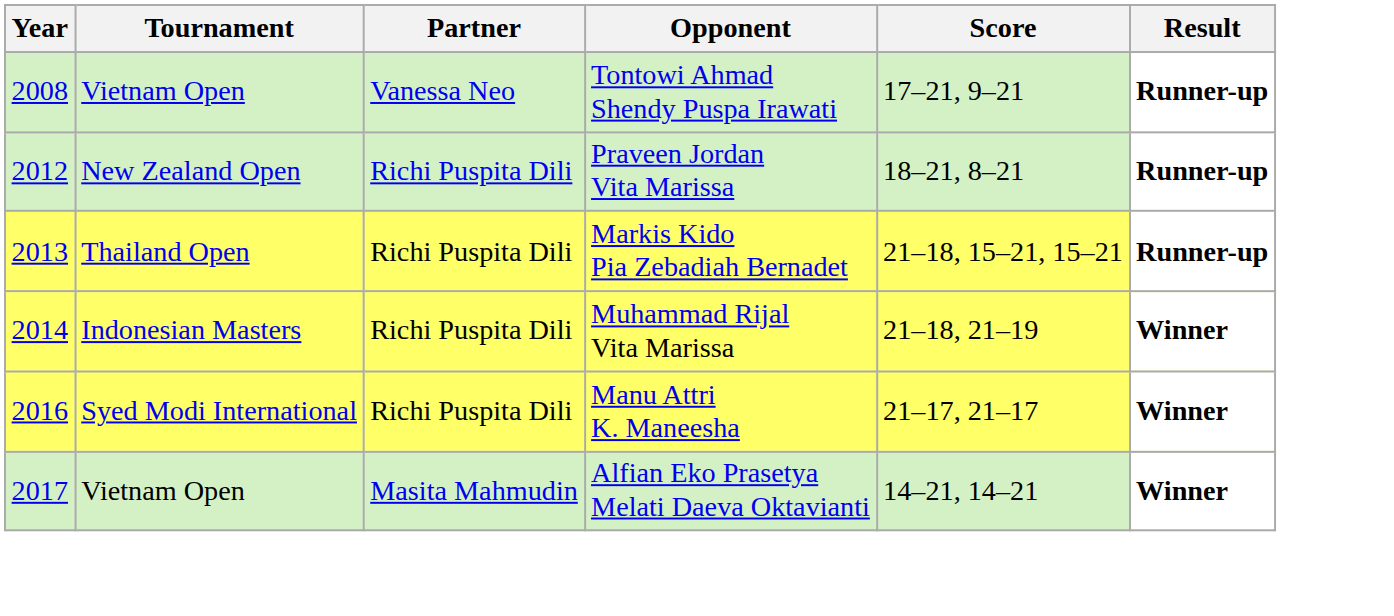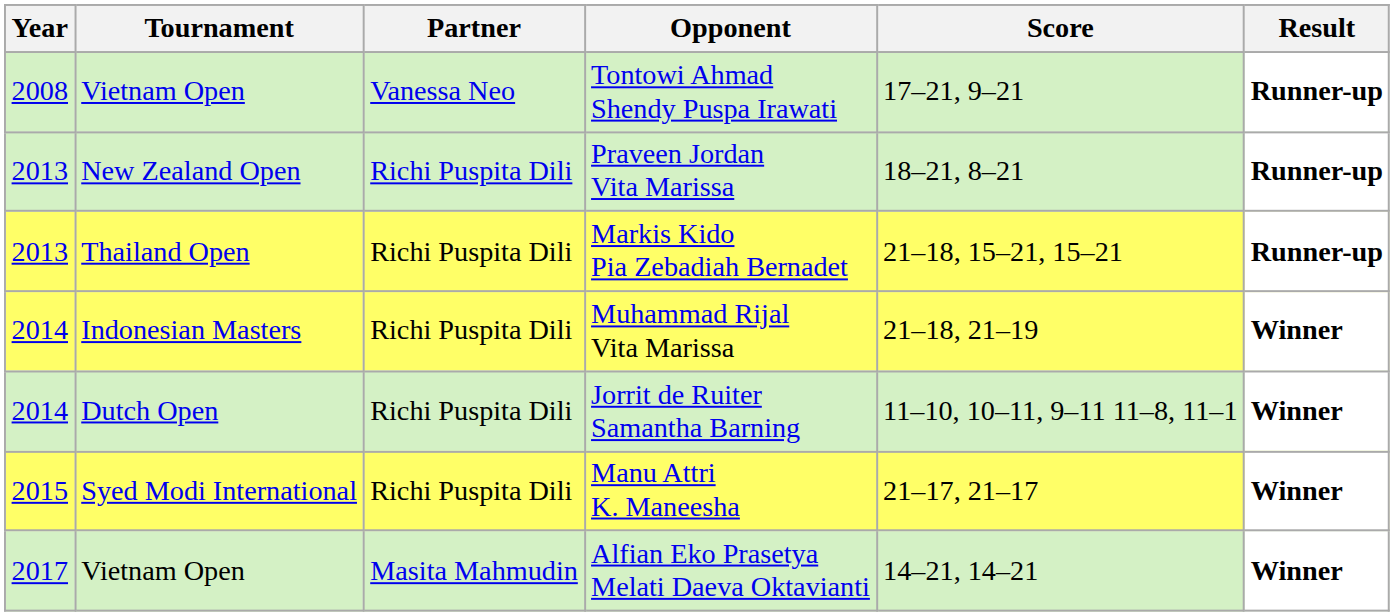(40, 171) 2012 -> (40, 171) 2013
+ row: (696, 410)
(40, 410) 2016 -> (40, 490) 2015
